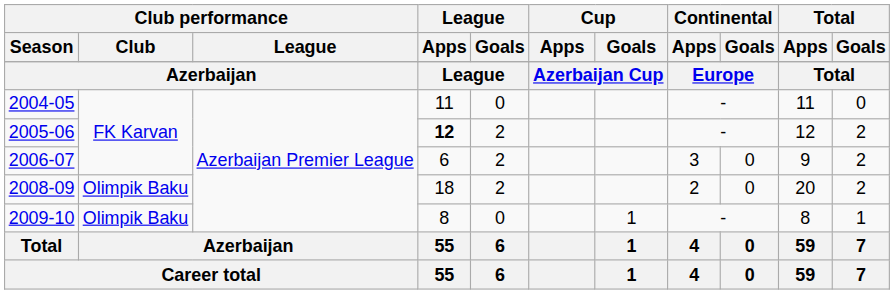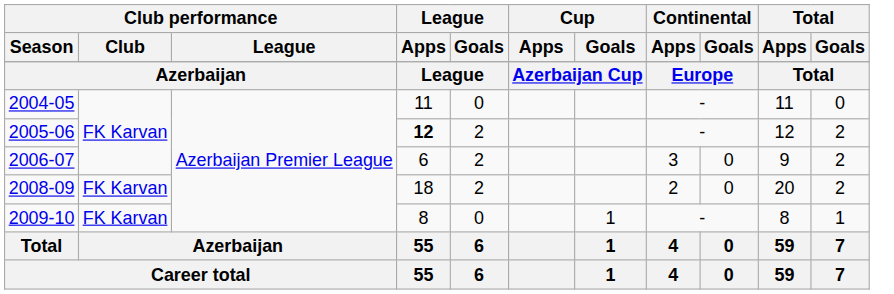(135, 189) Olimpik Baku -> (125, 189) FK Karvan
(135, 217) Olimpik Baku -> (125, 217) FK Karvan
